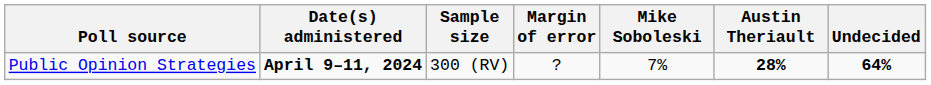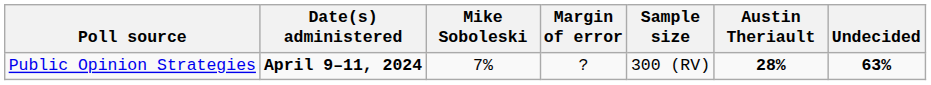columns swapped: (470, 28) <-> (657, 28)
(876, 66) 64% -> (876, 66) 63%
